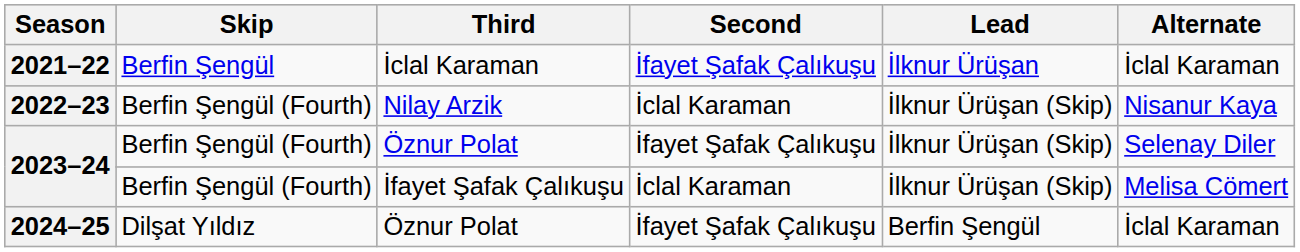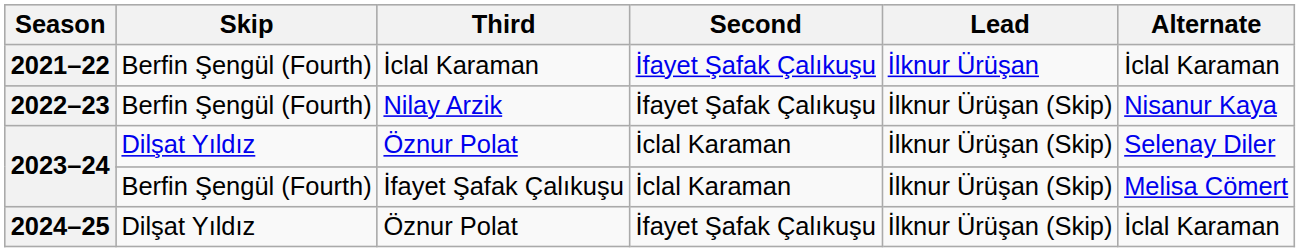(198, 65) Berfin Şengül -> (247, 65) Berfin Şengül (Fourth)
(713, 105) İclal Karaman -> (756, 105) İfayet Şafak Çalıkuşu
(247, 145) Berfin Şengül (Fourth) -> (188, 145) Dilşat Yıldız
(756, 145) İfayet Şafak Çalıkuşu -> (713, 145) İclal Karaman
(964, 226) Berfin Şengül -> (1000, 226) İlknur Ürüşan (Skip)
